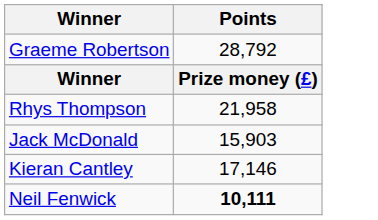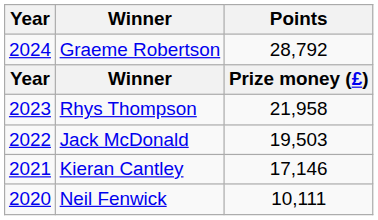+ column: (30, 19)
(248, 139) 15,903 -> (299, 139) 19,503
(248, 199) bold -> (299, 199) normal
